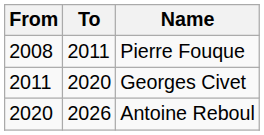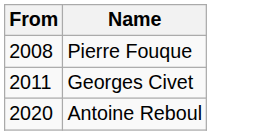- column: (89, 20)
